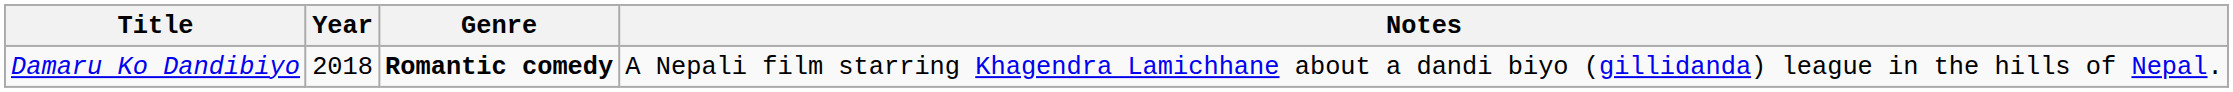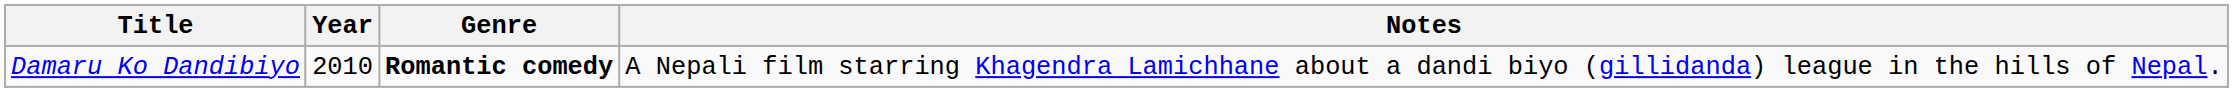(343, 67) 2018 -> (343, 67) 2010
